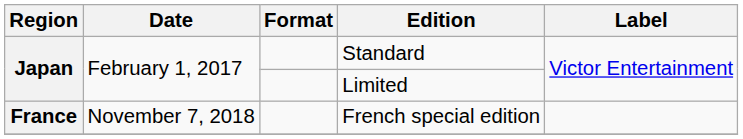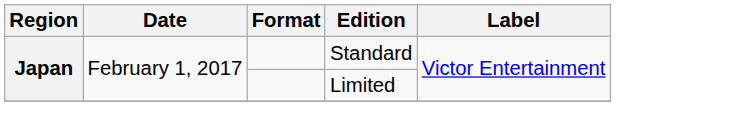- row: (441, 117)
